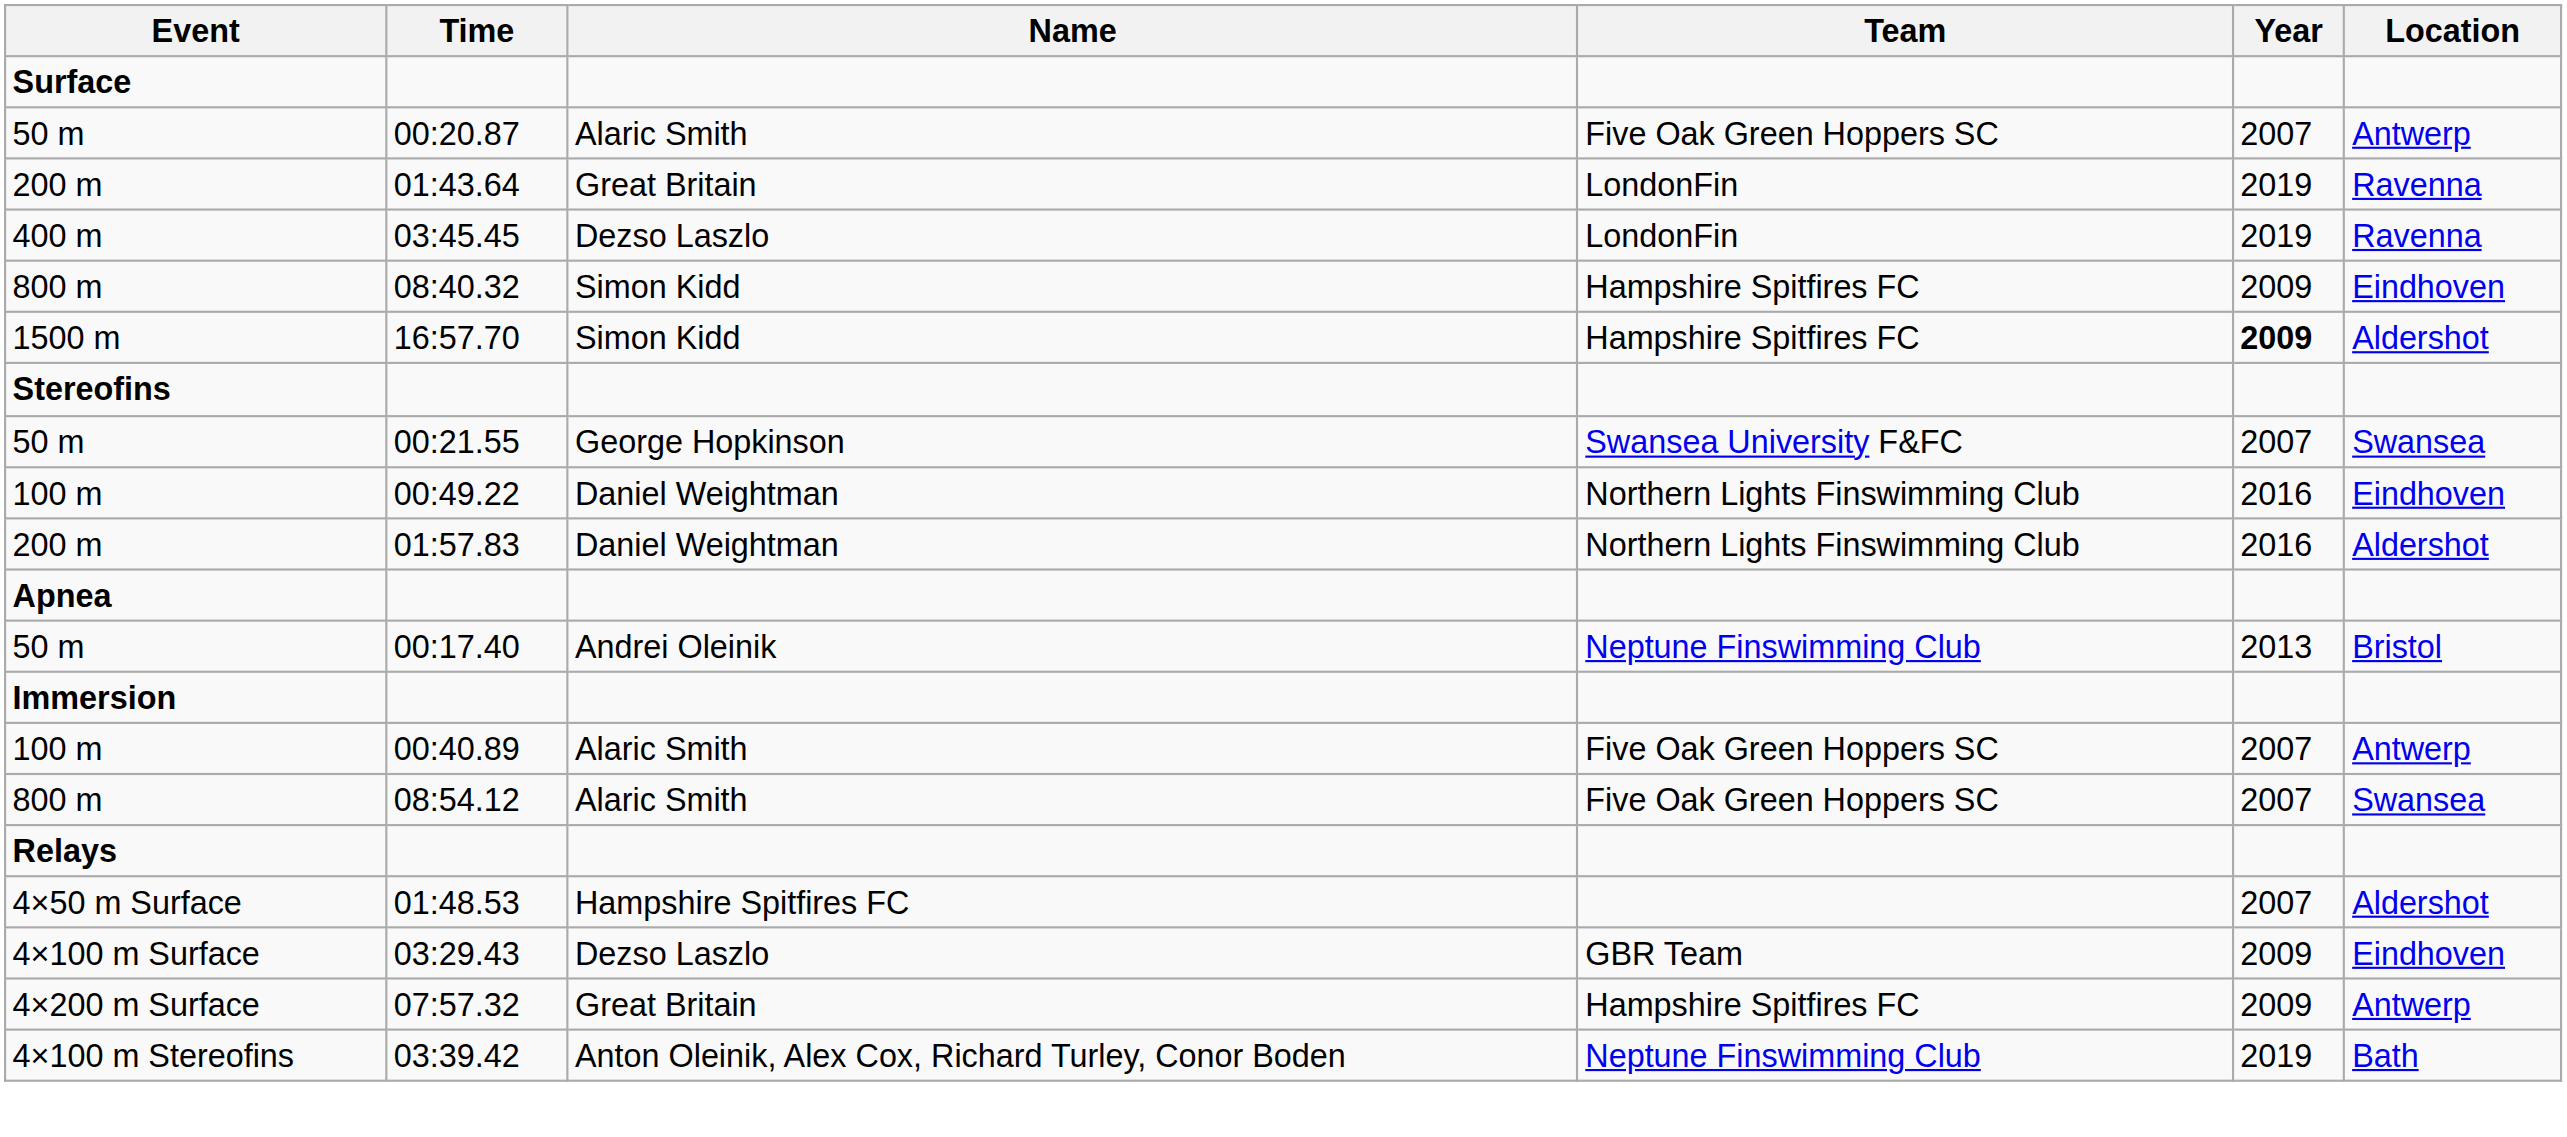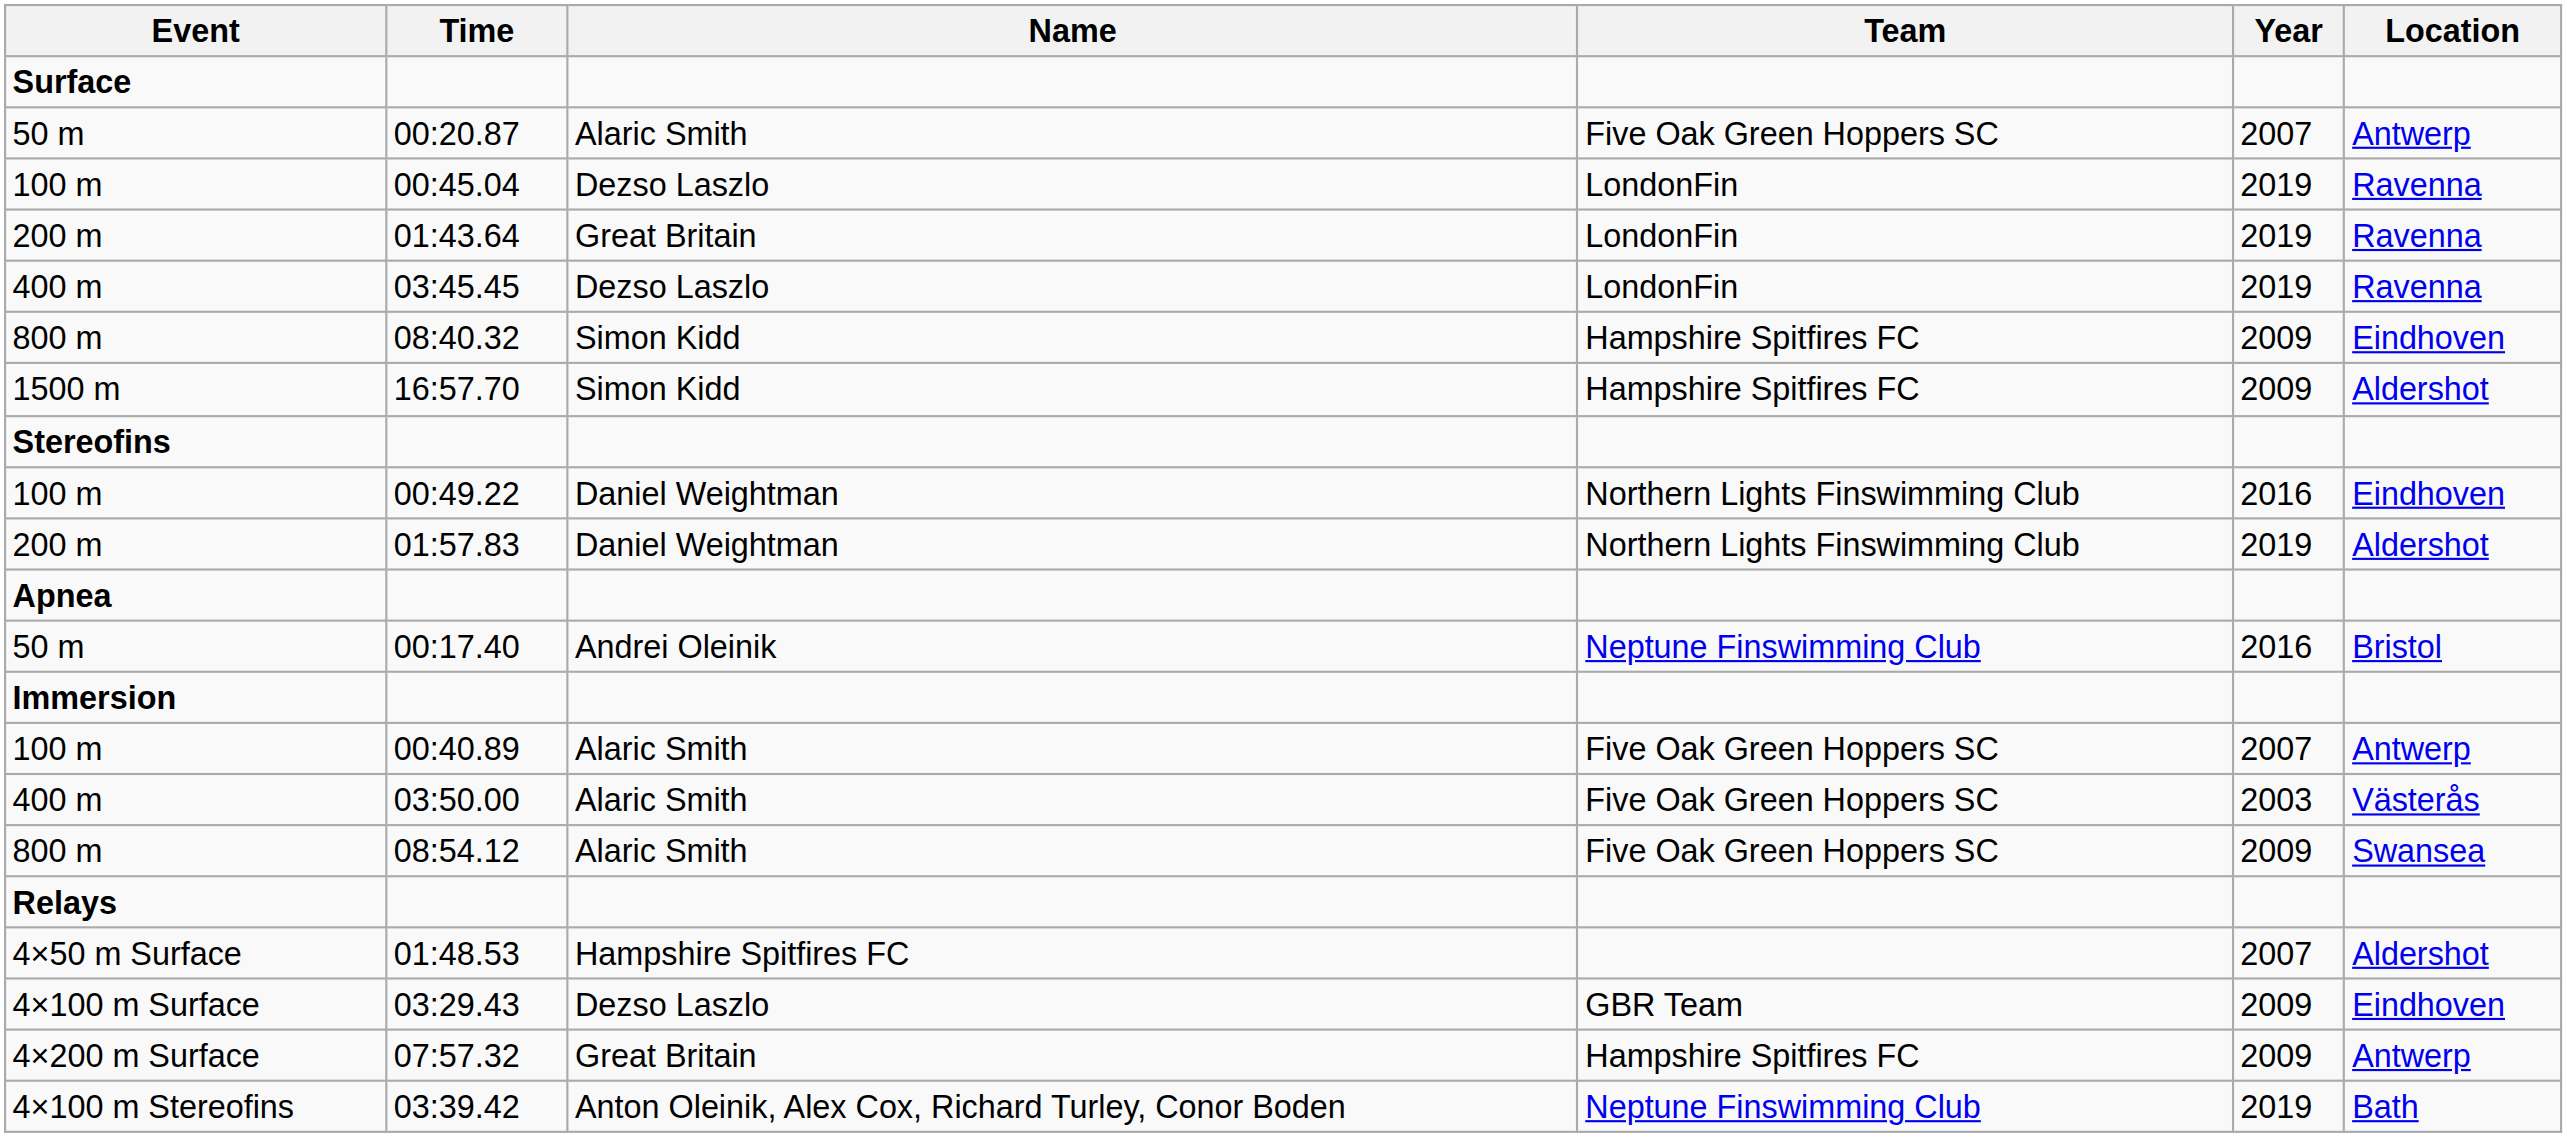+ row: (58, 185)
(2276, 338) bold -> (2276, 390) normal
- row: (49, 441)
(2276, 543) 2016 -> (2276, 543) 2019
(2276, 646) 2013 -> (2276, 646) 2016
+ row: (58, 800)
(2276, 800) 2007 -> (2276, 851) 2009
